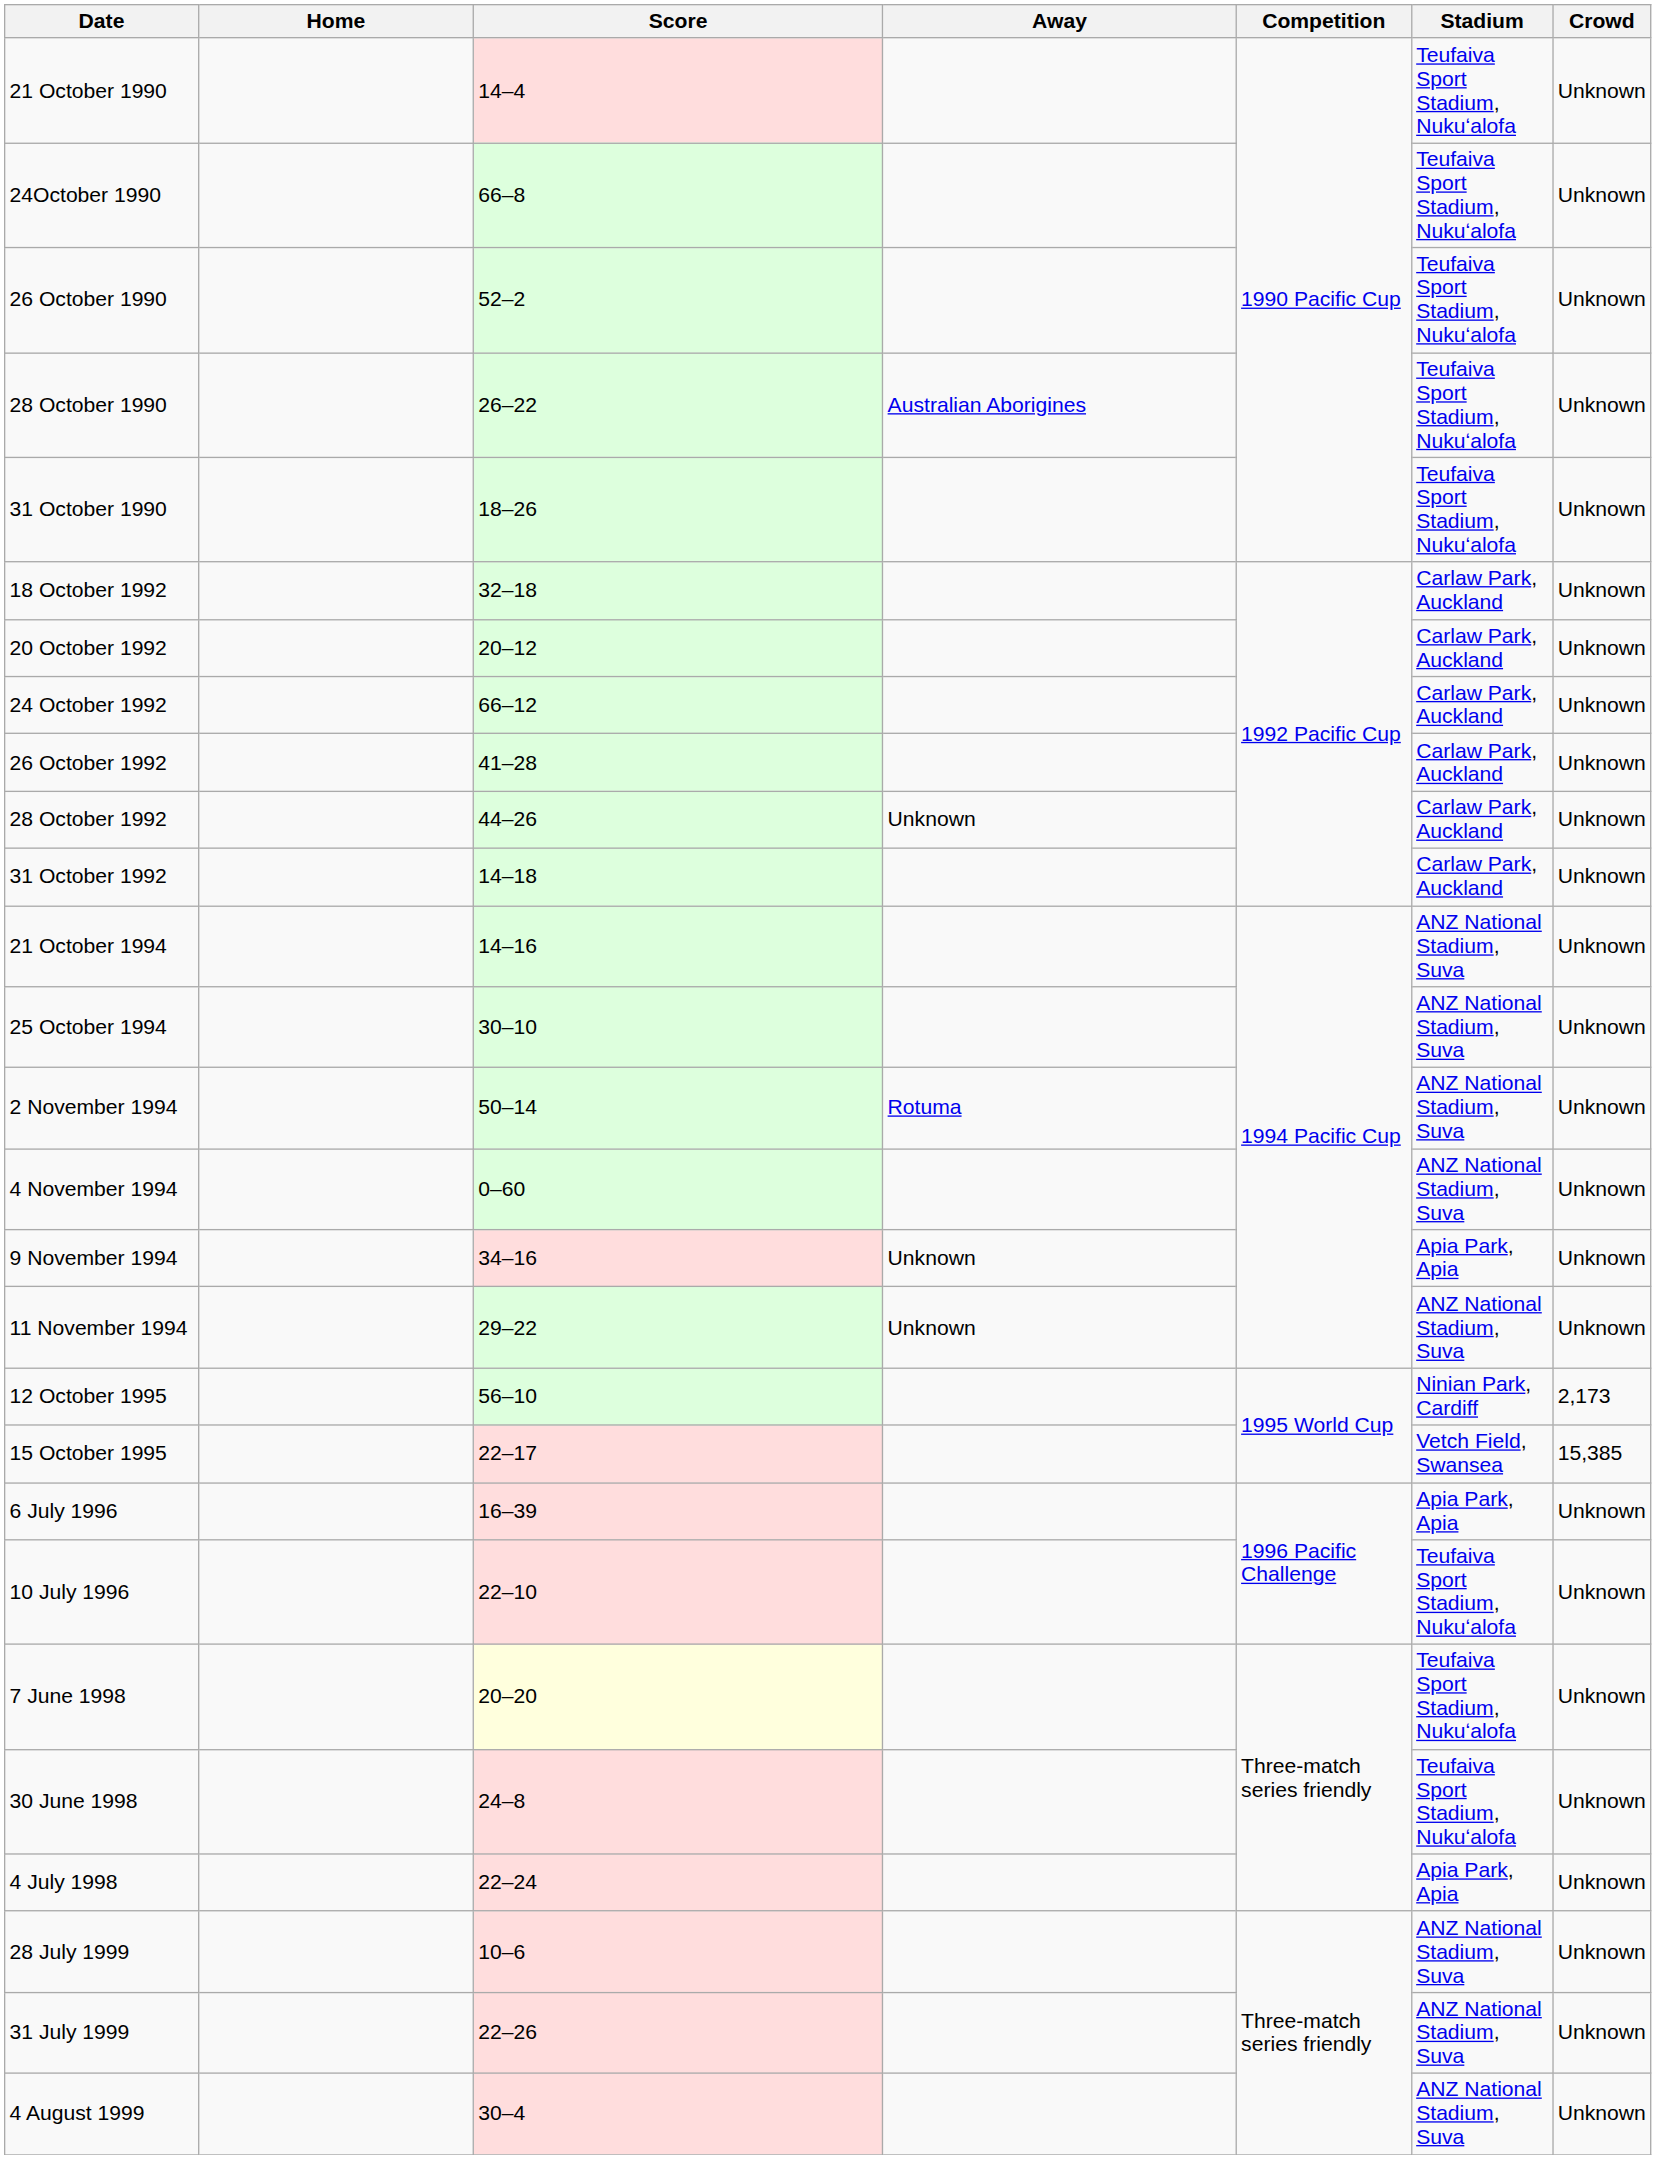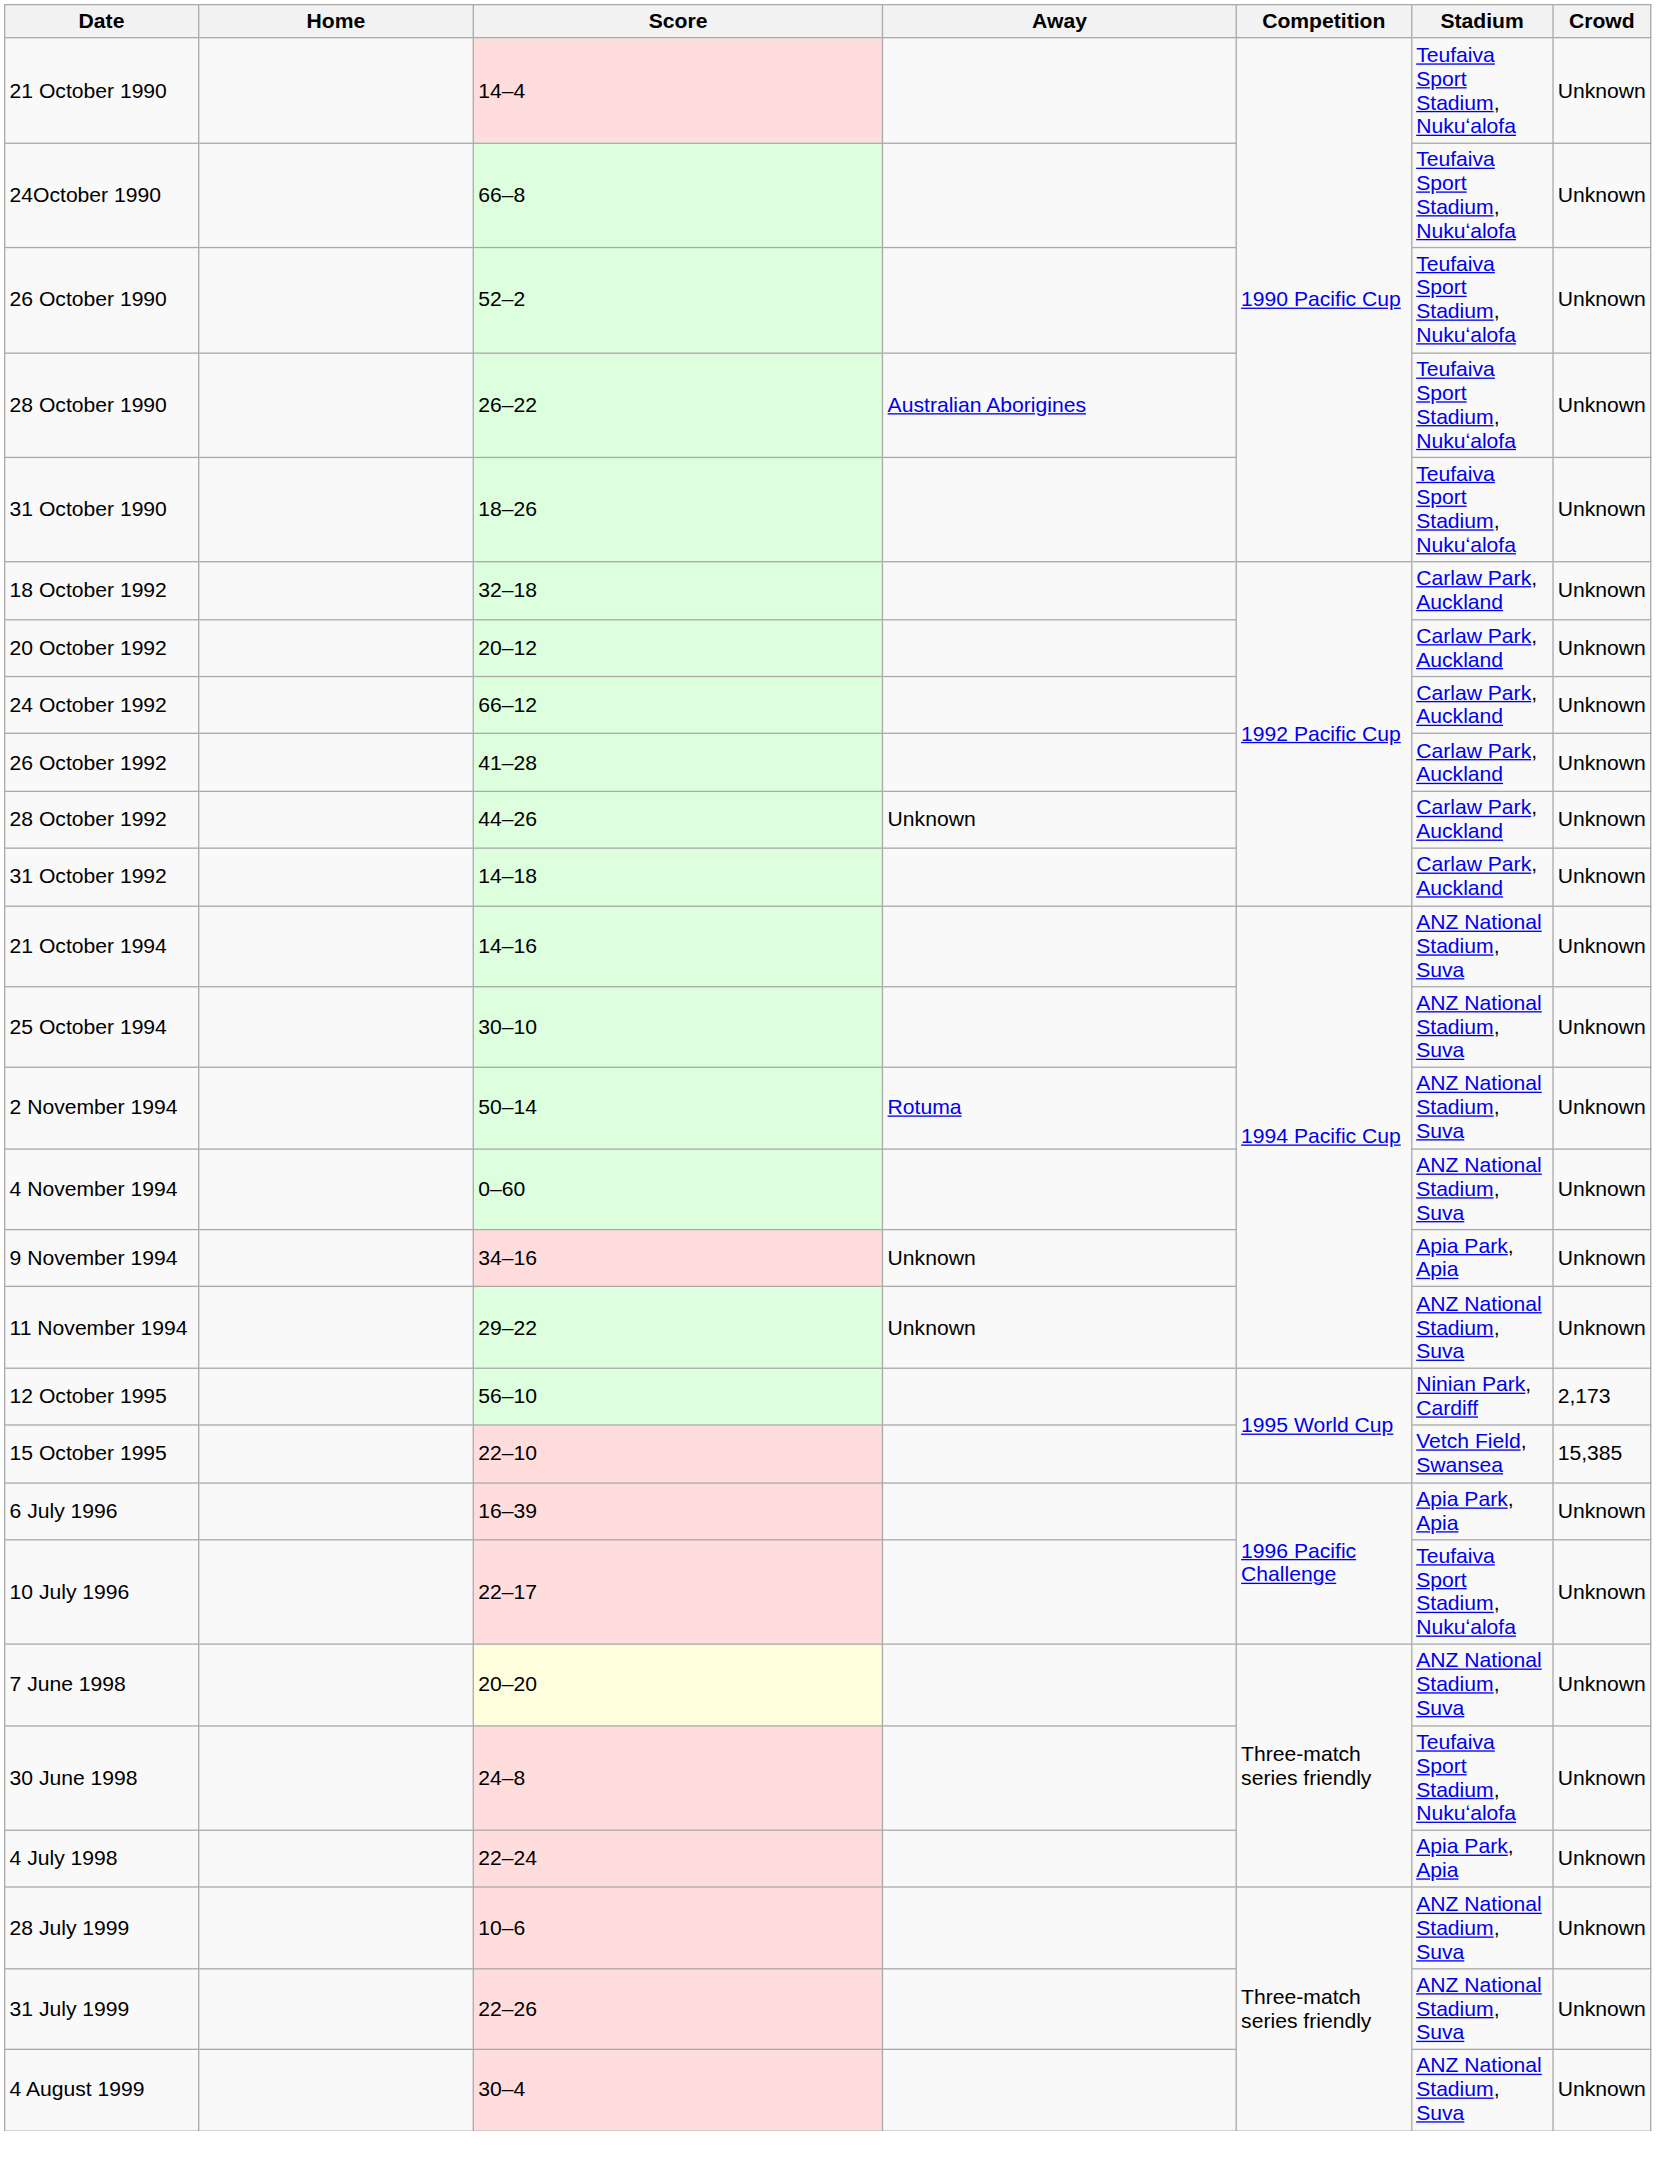(508, 1453) 22–17 -> (508, 1453) 22–10
(508, 1591) 22–10 -> (508, 1591) 22–17
(1466, 1696) Teufaiva Sport Stadium, Nukuʻalofa -> (1479, 1684) ANZ National Stadium, Suva
